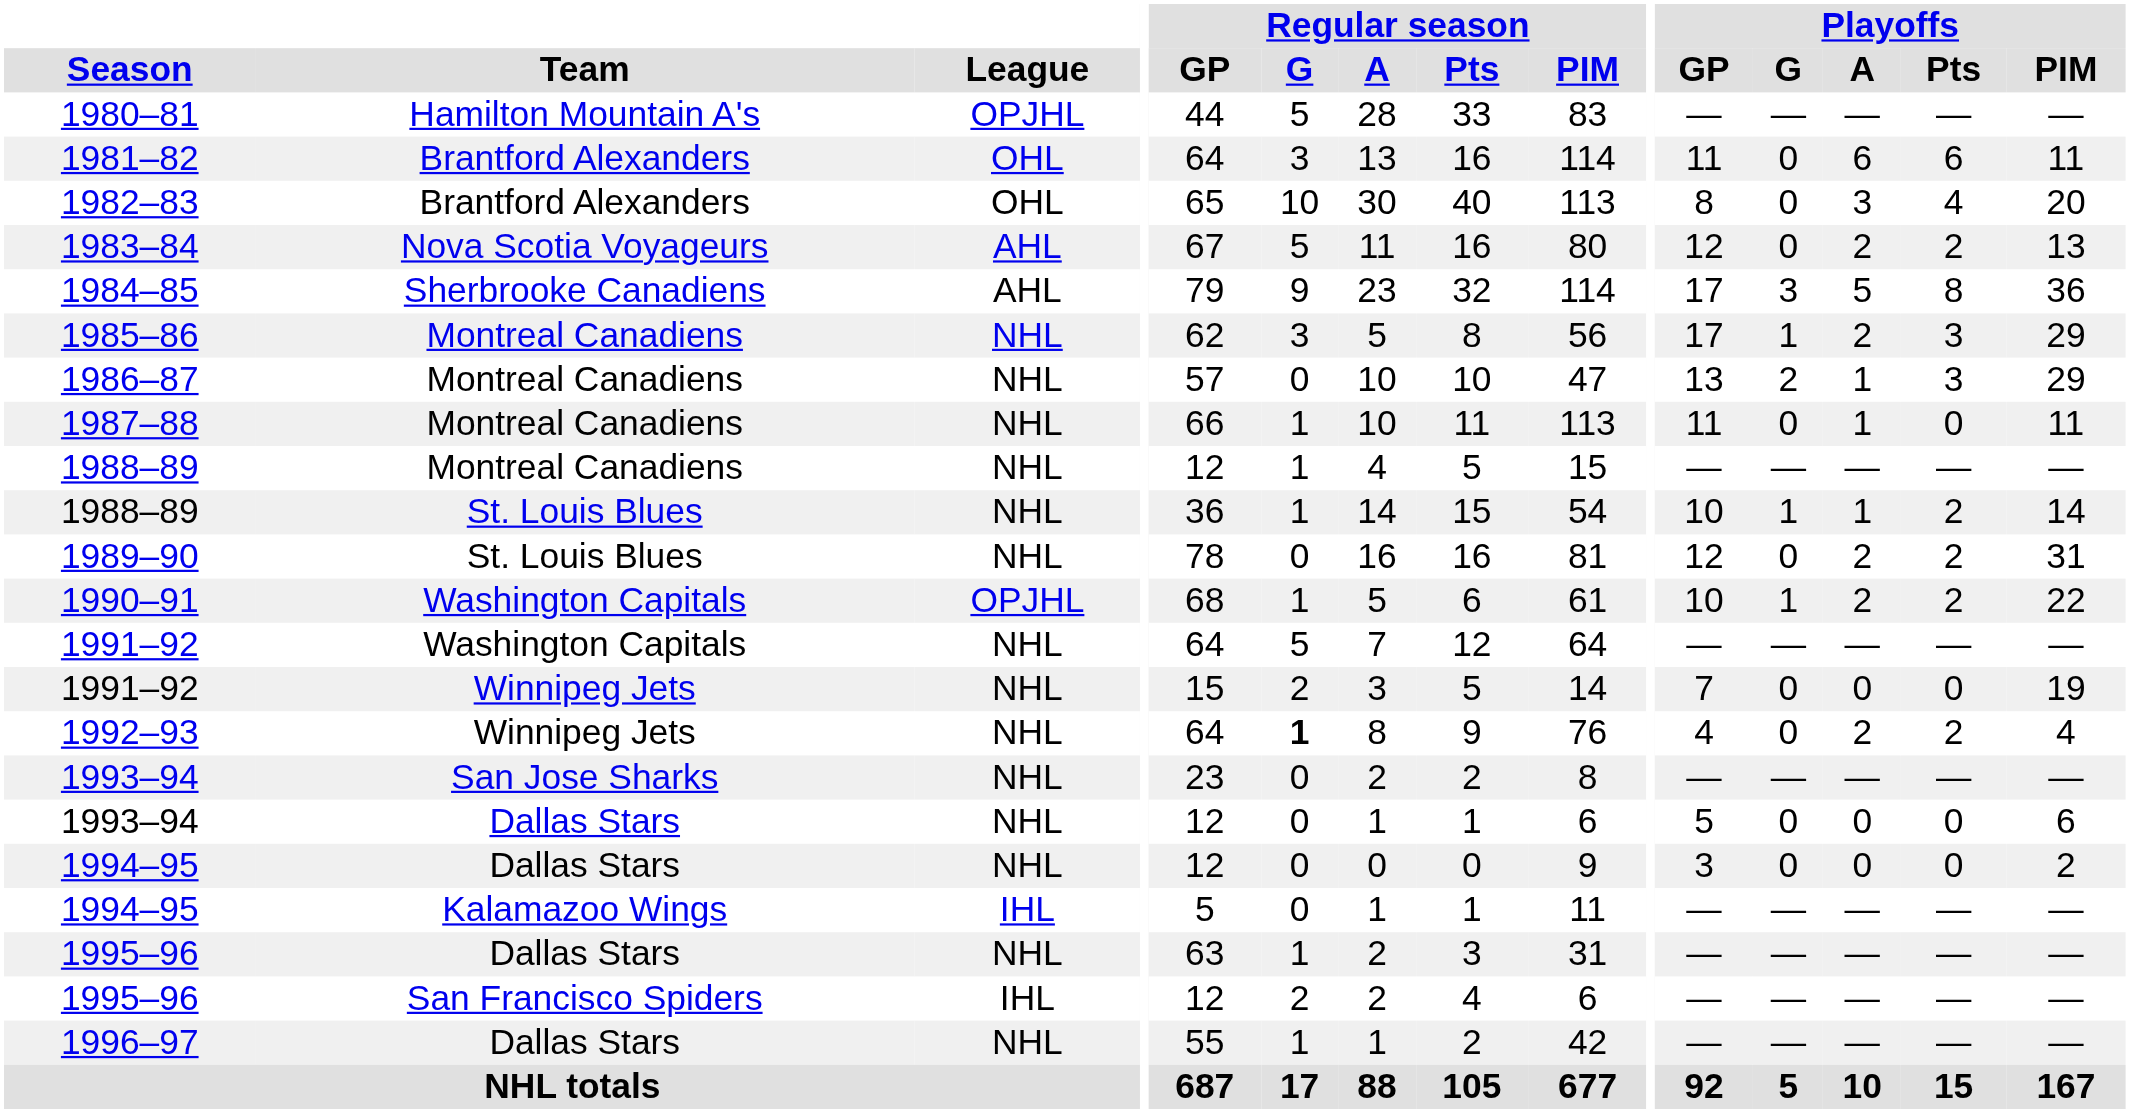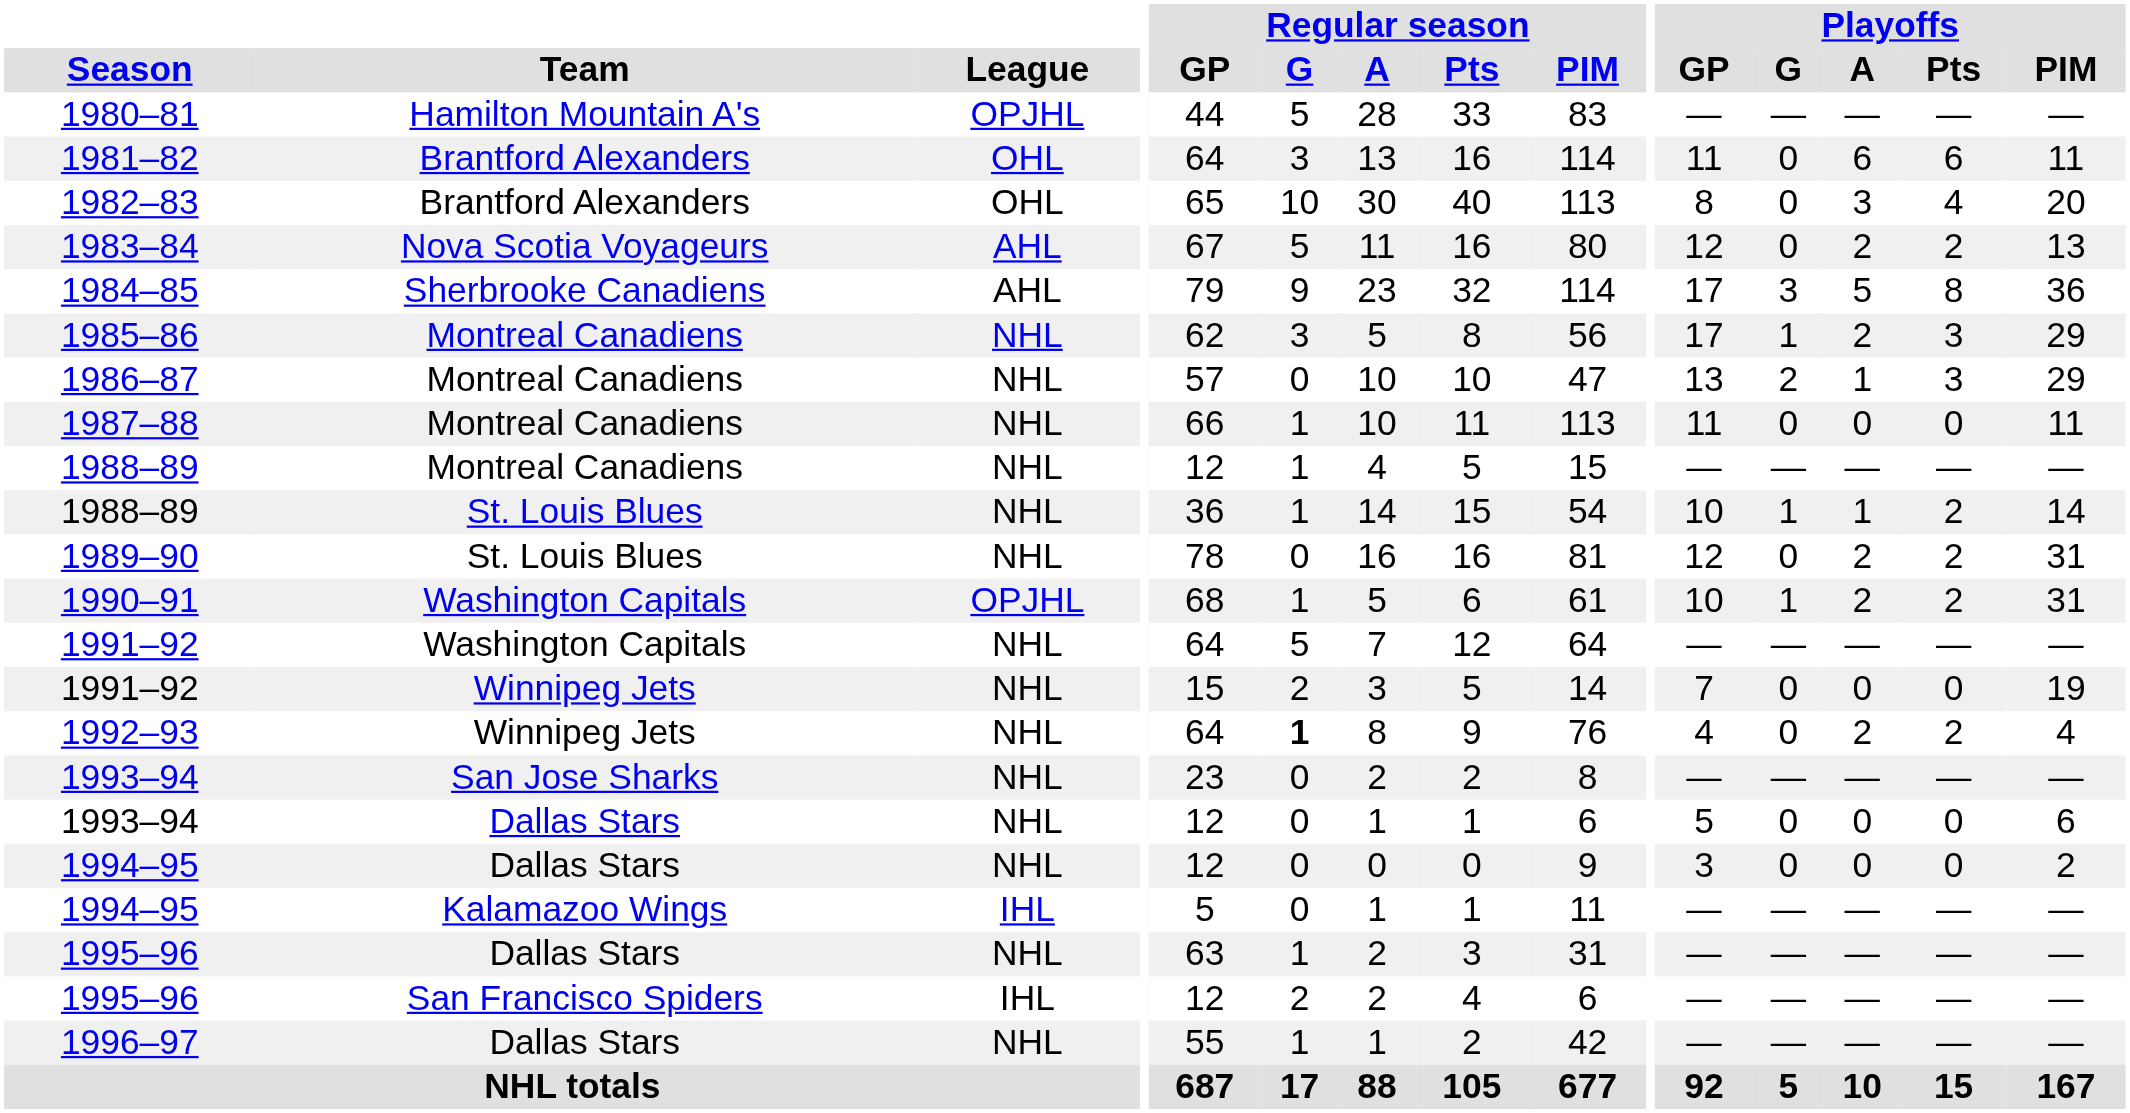(1862, 423) 1 -> (1862, 423) 0
(2066, 600) 22 -> (2066, 600) 31
